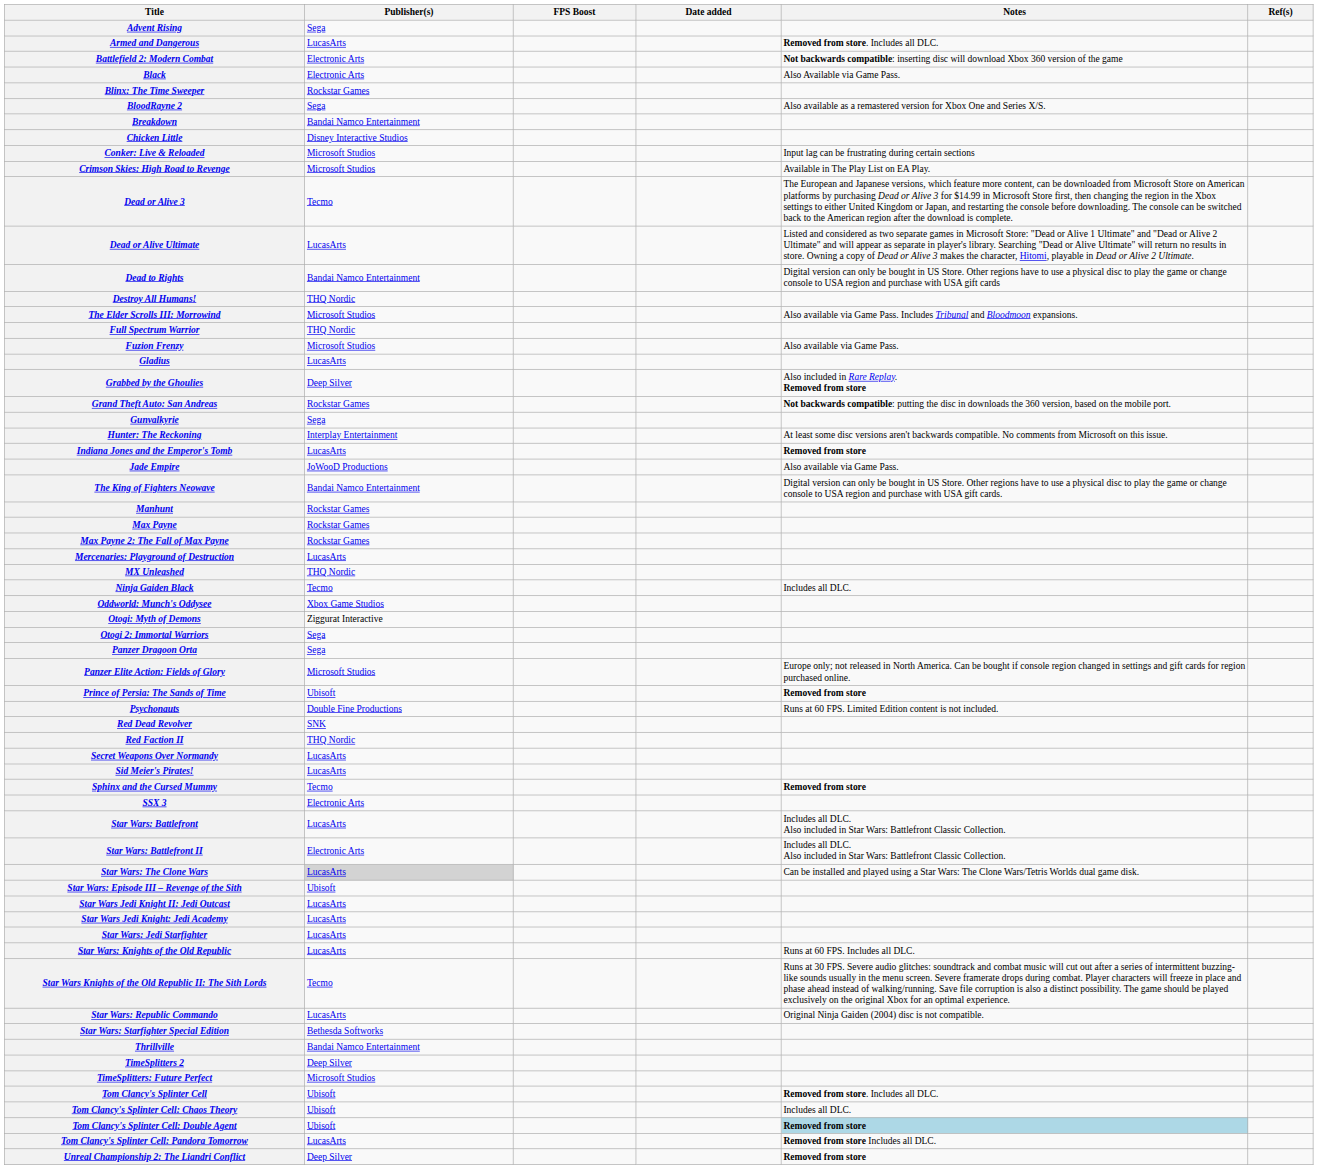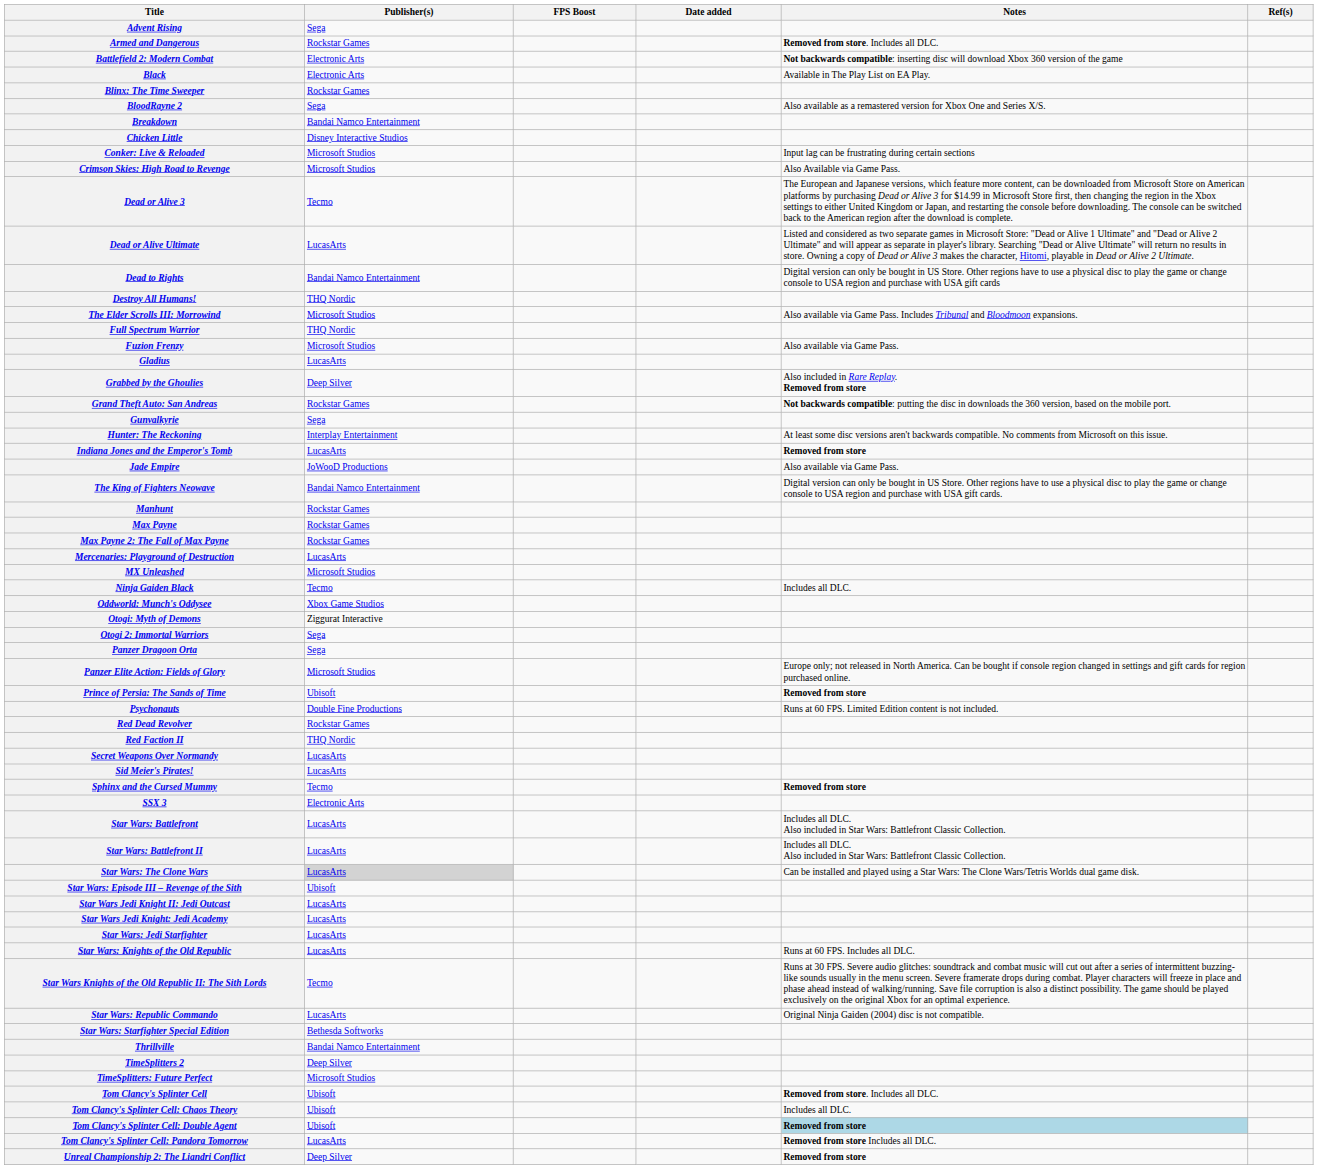(326, 44) LucasArts -> (338, 44) Rockstar Games
(842, 75) Also Available via Game Pass. -> (857, 75) Available in The Play List on EA Play.
(857, 169) Available in The Play List on EA Play. -> (842, 169) Also Available via Game Pass.
(331, 572) THQ Nordic -> (341, 572) Microsoft Studios
(316, 725) SNK -> (338, 725) Rockstar Games
(336, 851) Electronic Arts -> (326, 851) LucasArts
